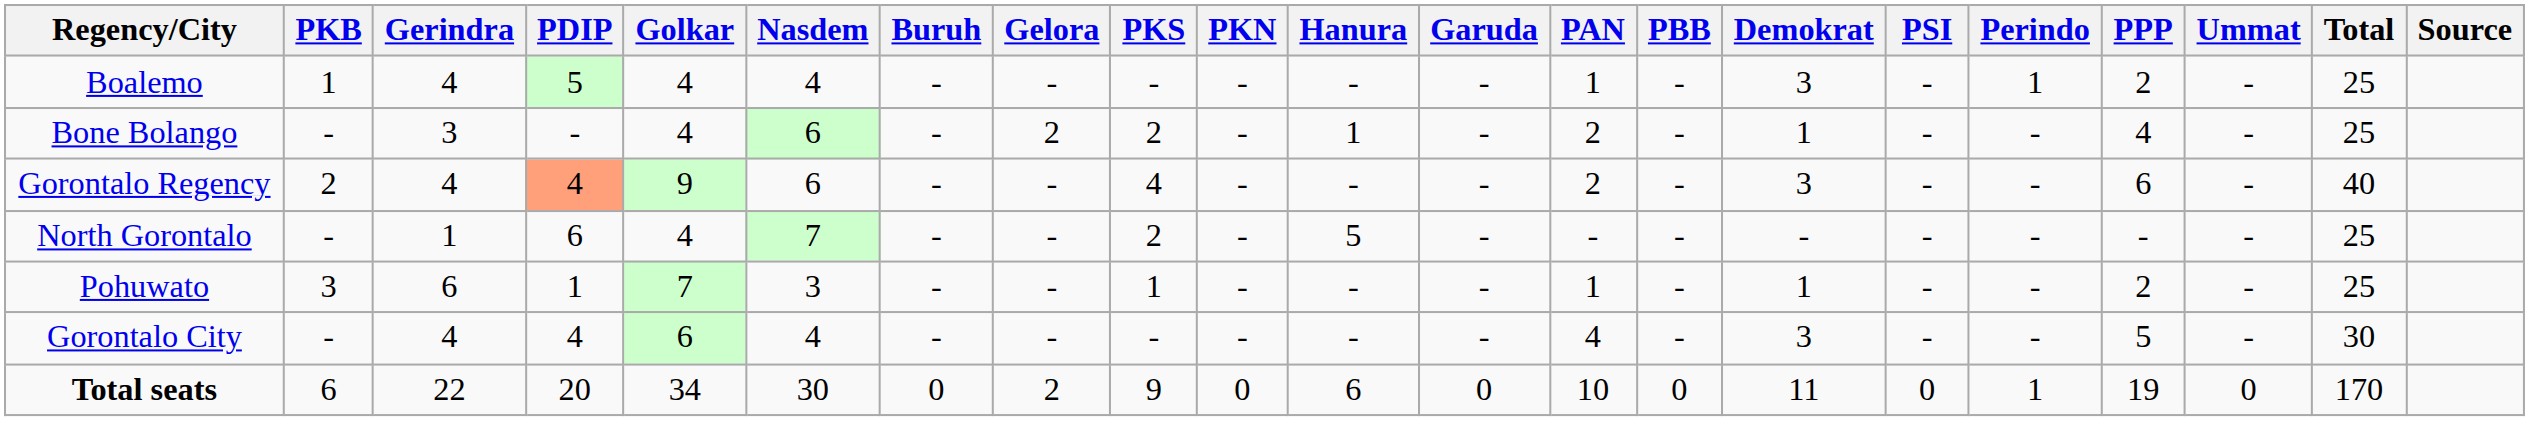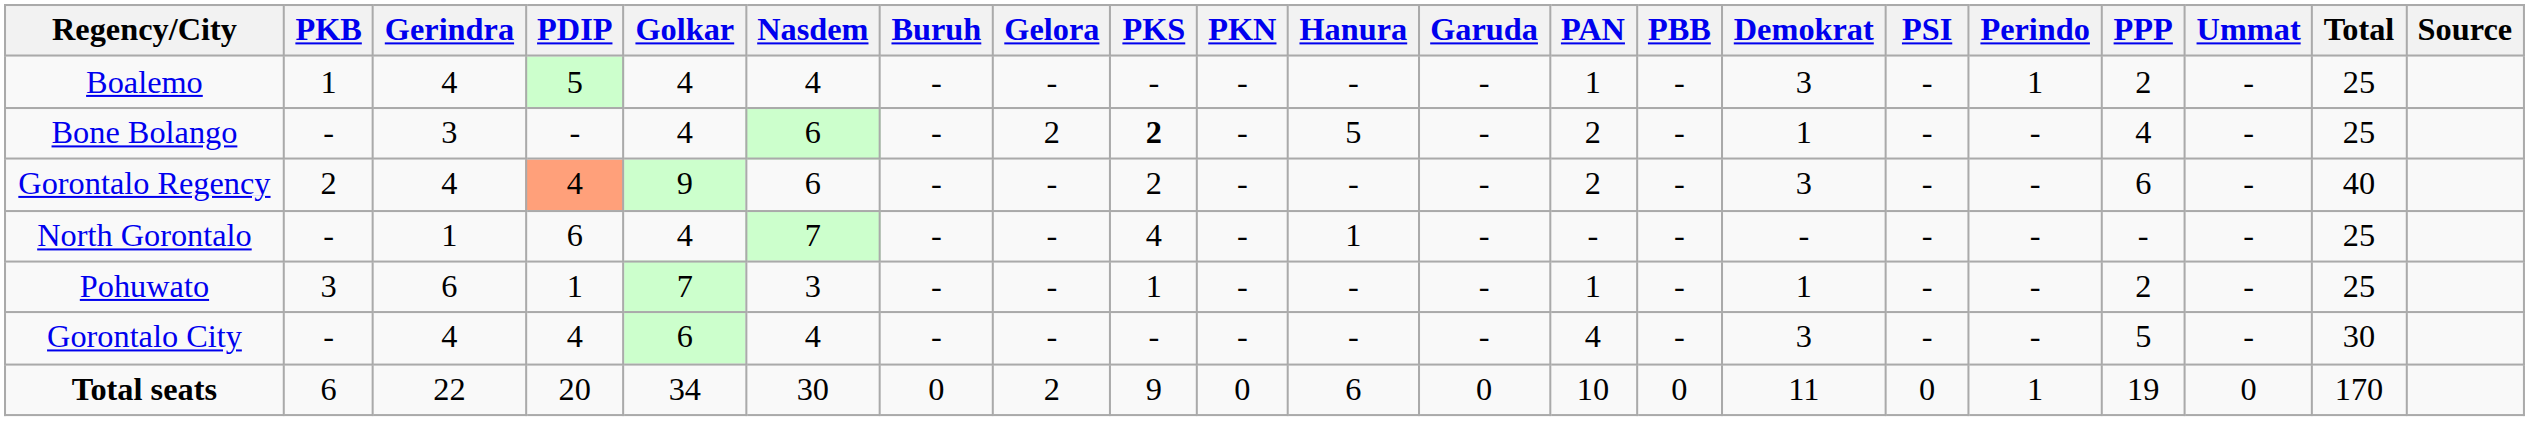(1154, 132) normal -> (1154, 132) bold
(1353, 132) 1 -> (1353, 132) 5
(1154, 183) 4 -> (1154, 183) 2
(1154, 235) 2 -> (1154, 235) 4
(1353, 235) 5 -> (1353, 235) 1
